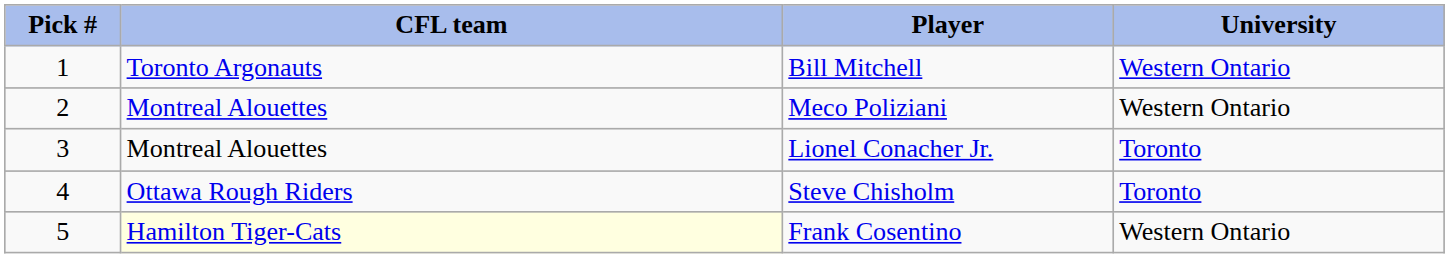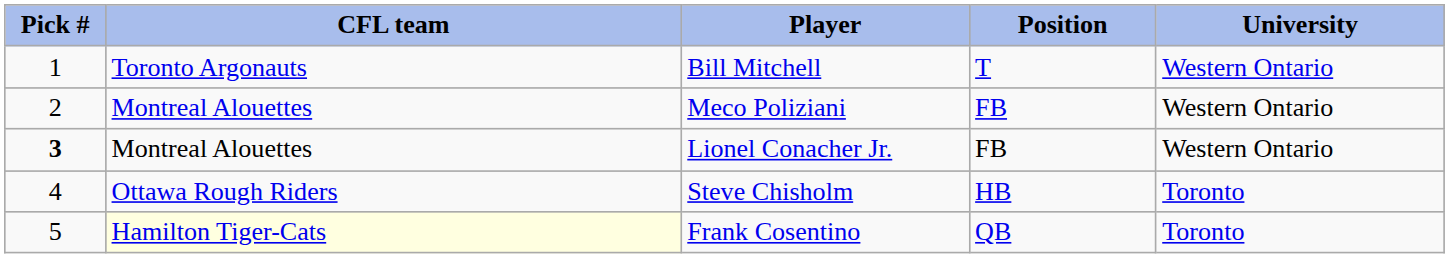+ column: (1063, 25)
(63, 149) normal -> (55, 149) bold
(1160, 149) Toronto -> (1248, 149) Western Ontario
(1205, 231) Western Ontario -> (1203, 231) Toronto
